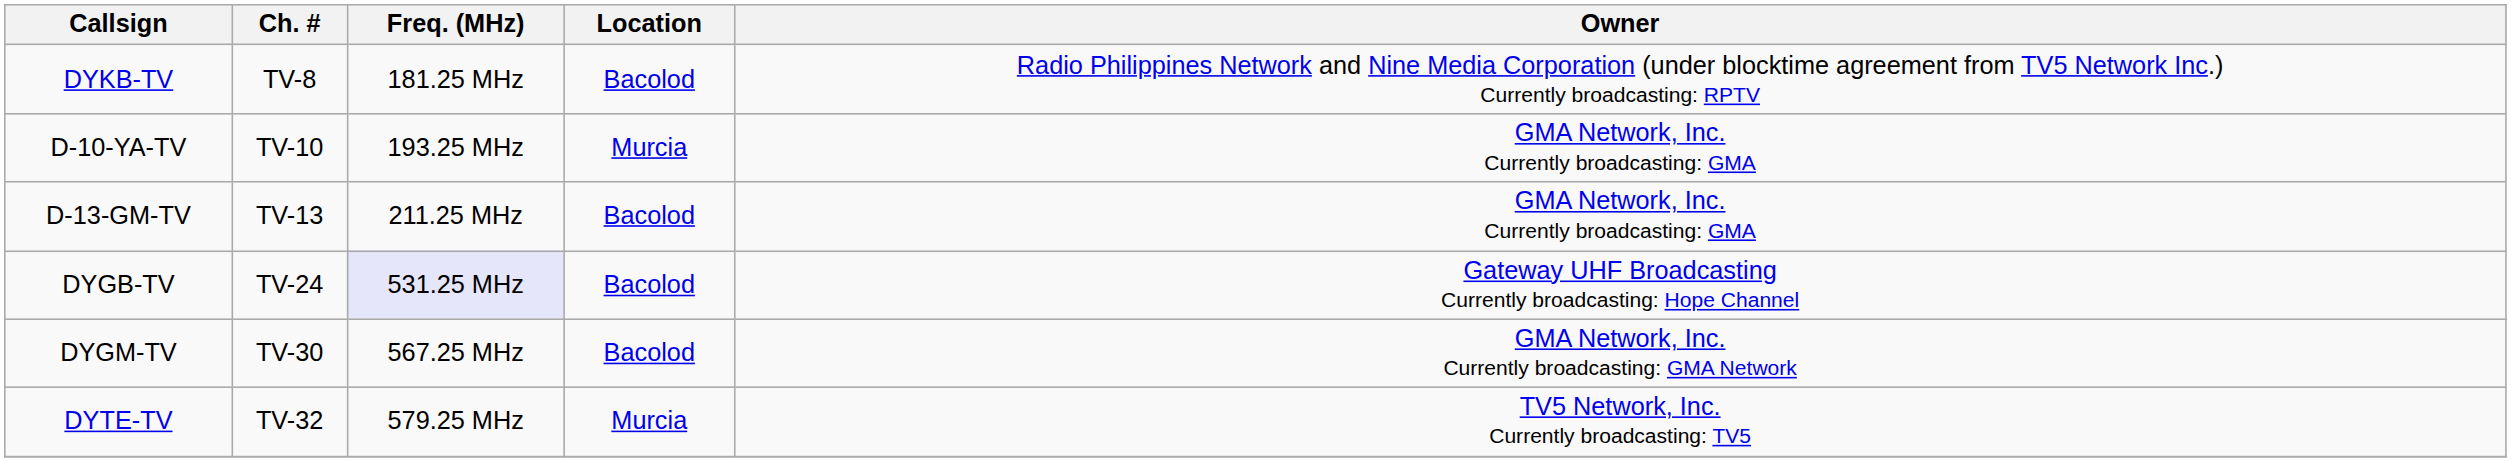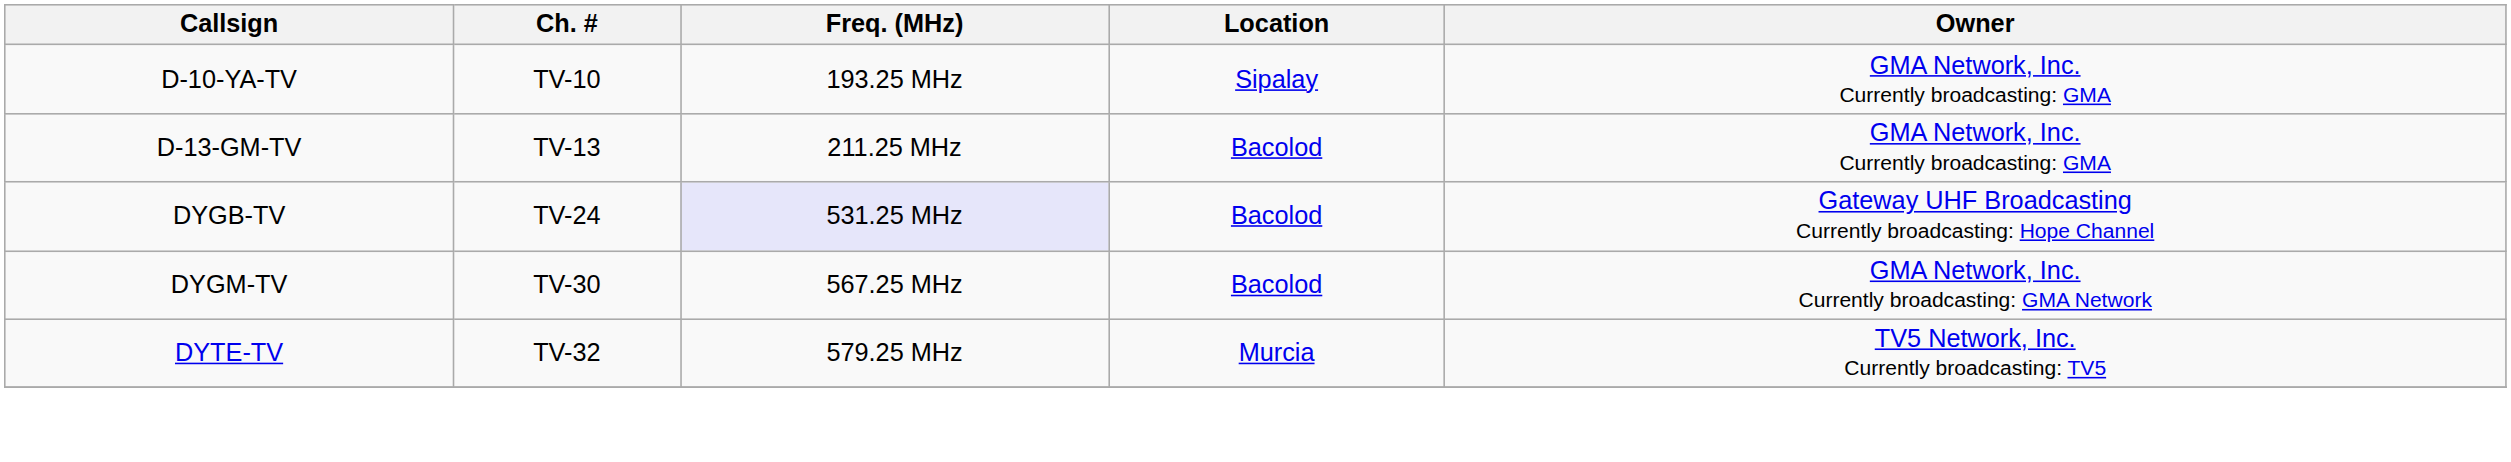- row: (118, 78)
(649, 147) Murcia -> (1277, 78) Sipalay
